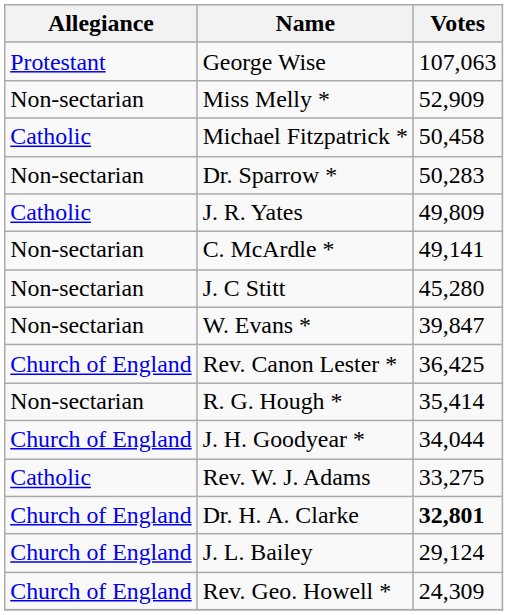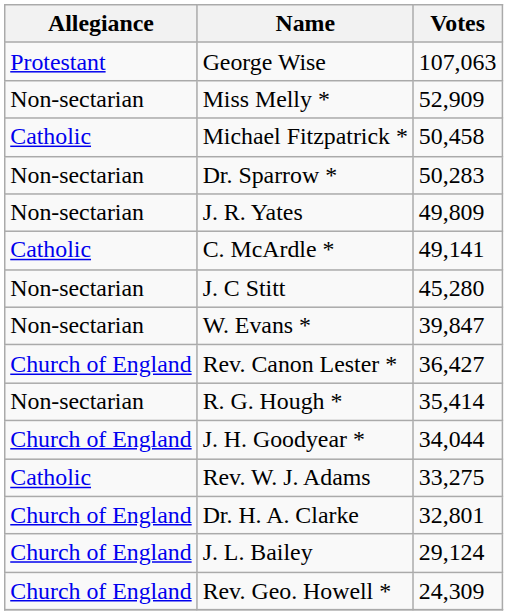(51, 212) Catholic -> (77, 212) Non-sectarian
(77, 250) Non-sectarian -> (51, 250) Catholic
(452, 363) 36,425 -> (452, 363) 36,427
(452, 514) bold -> (452, 514) normal
